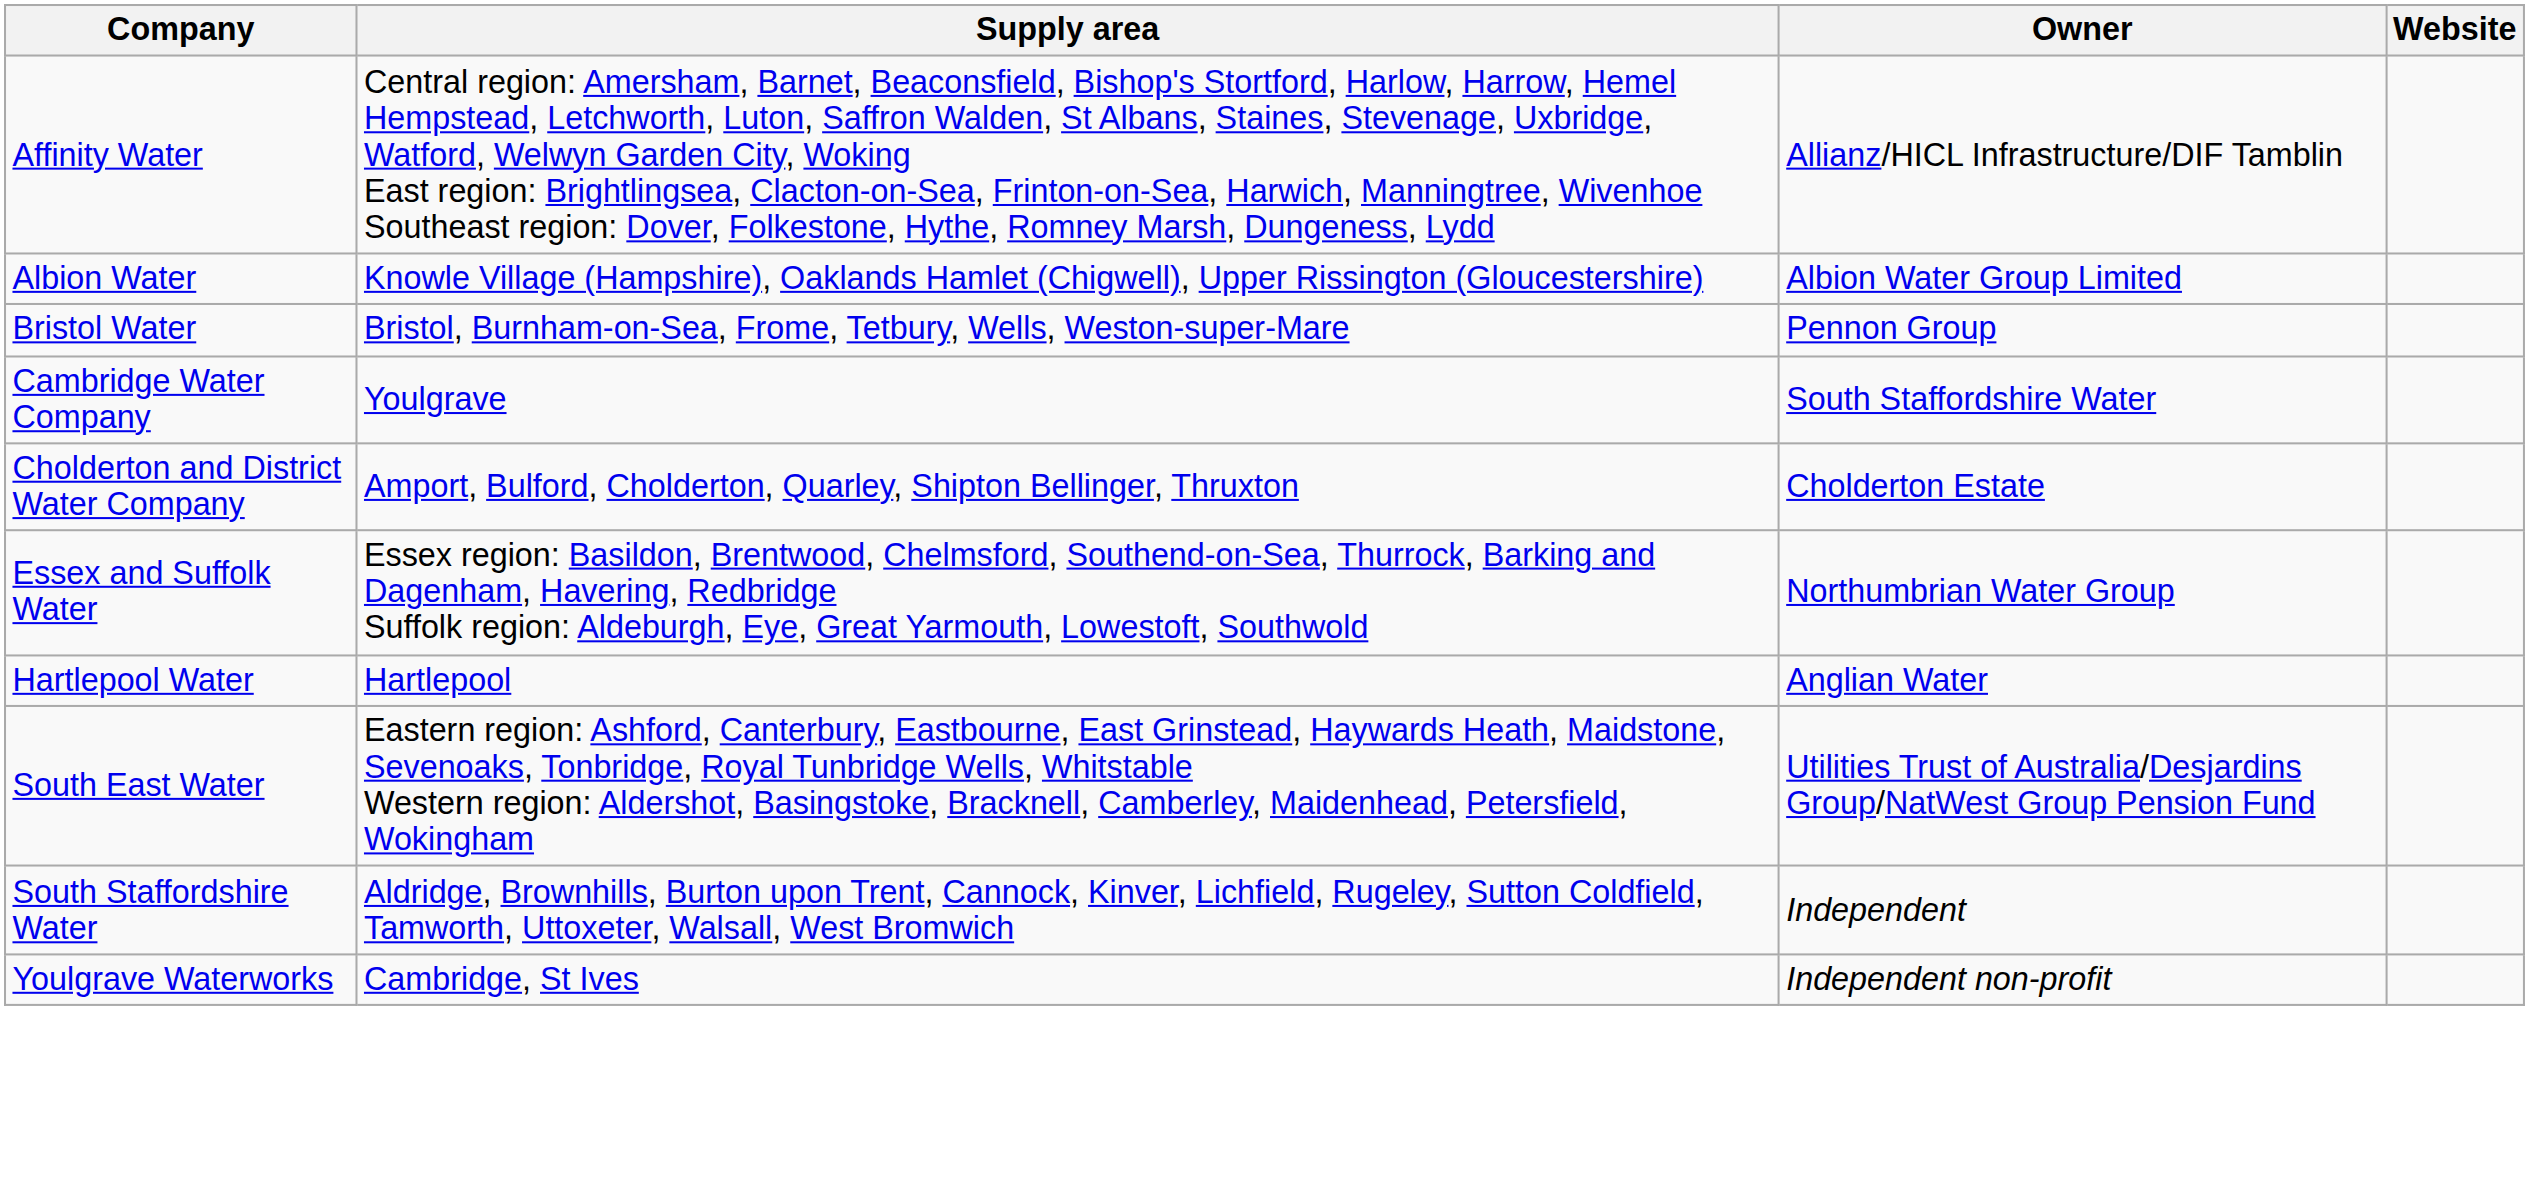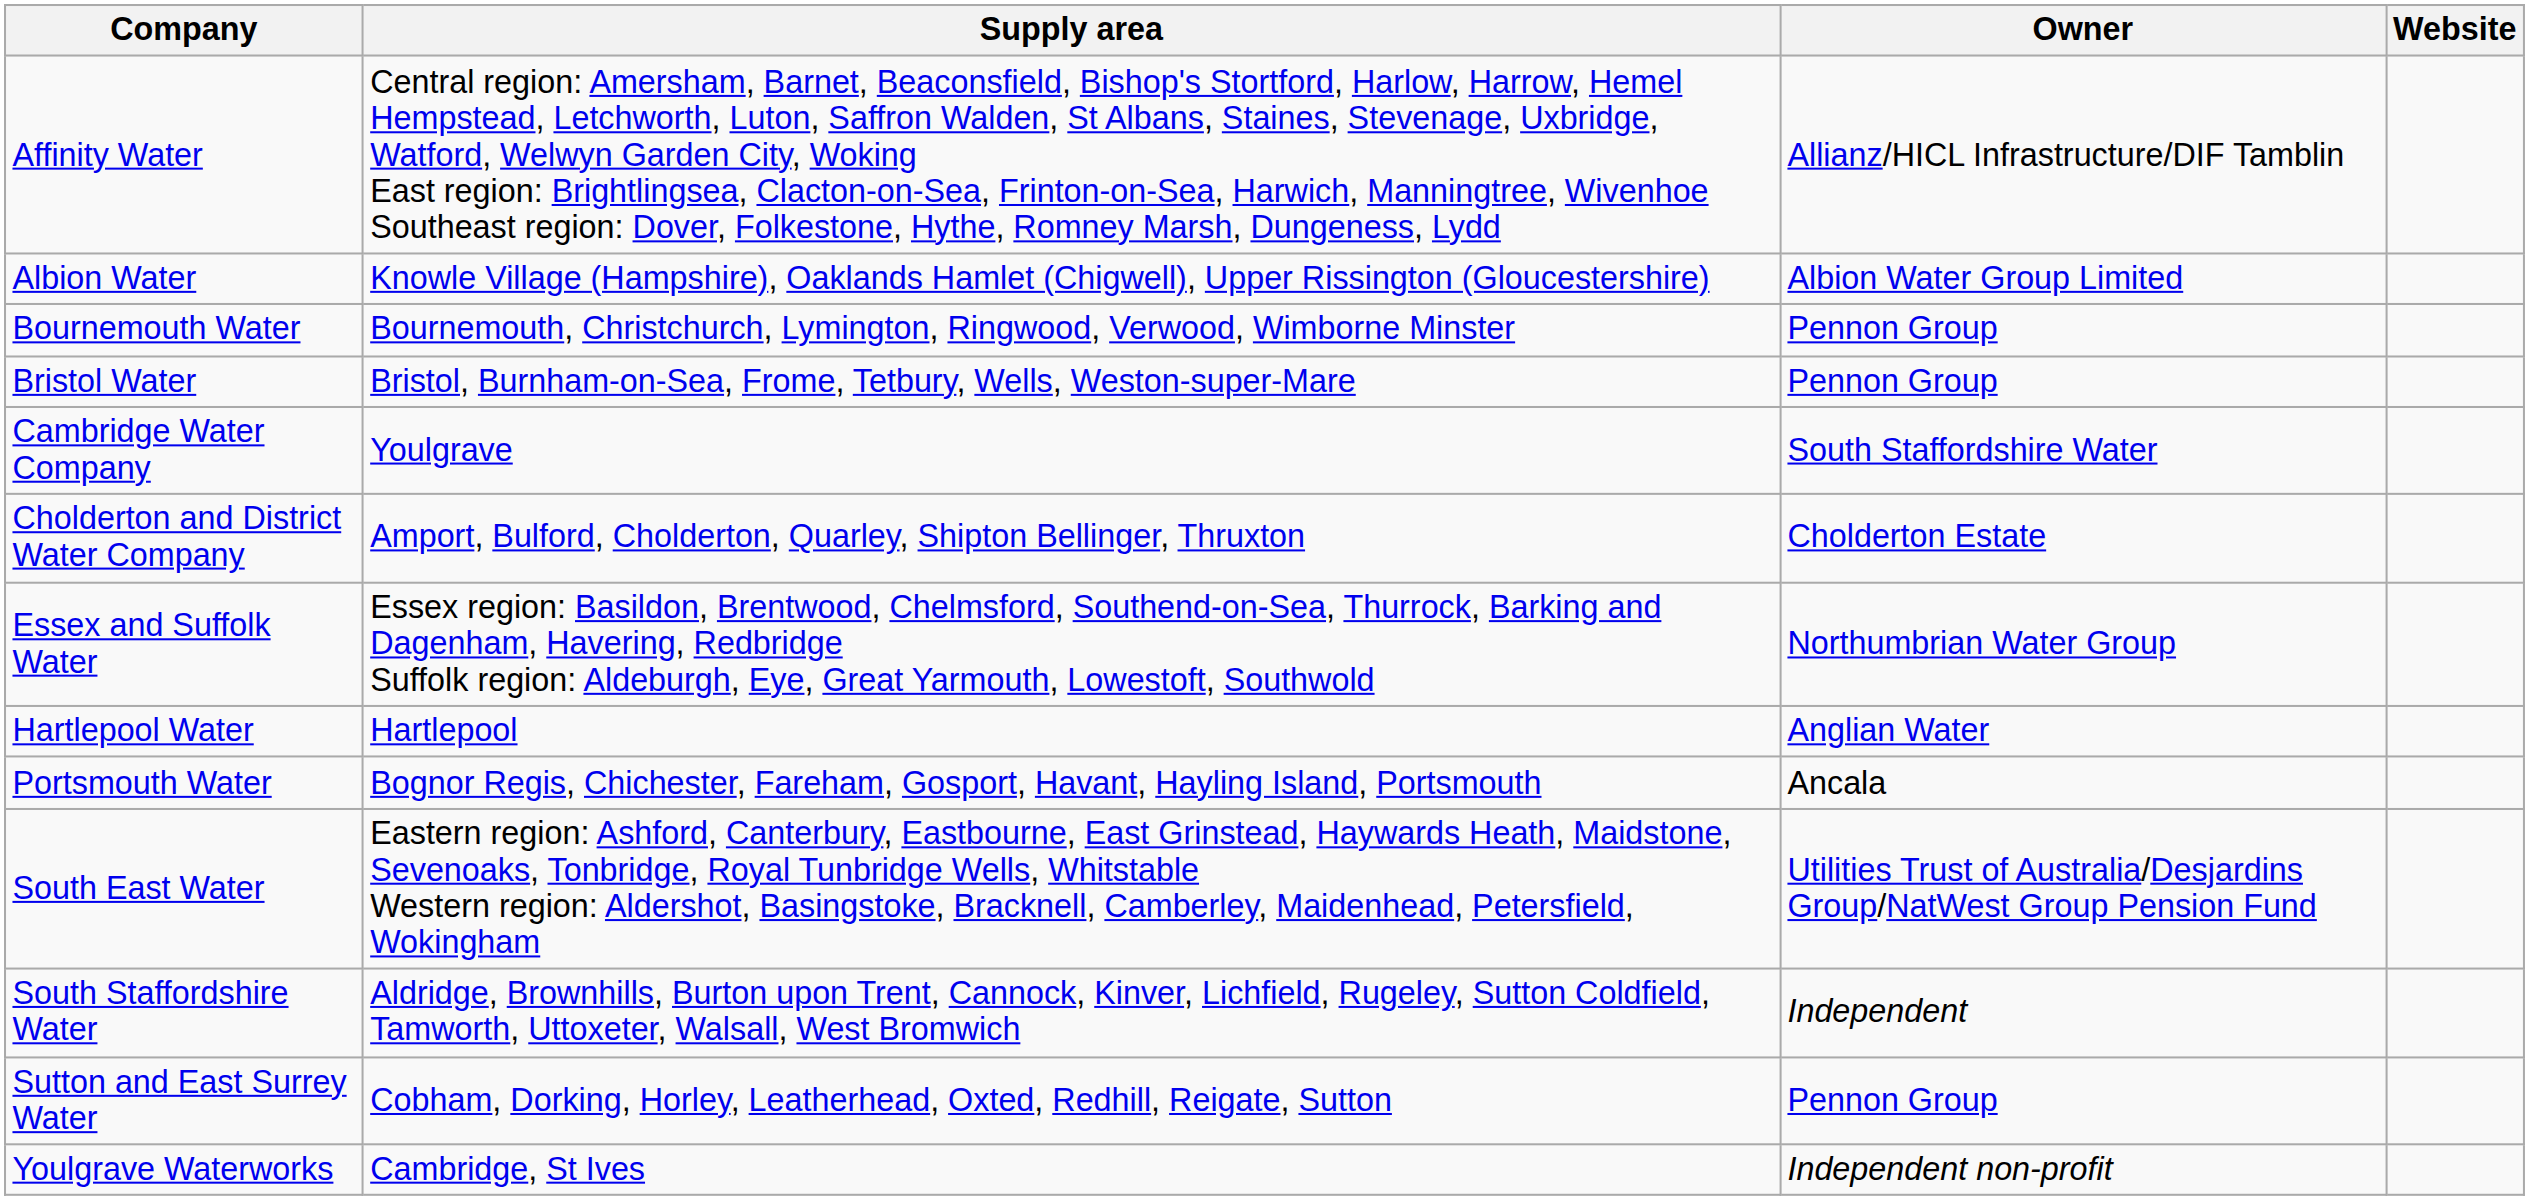+ row: (156, 329)
+ row: (142, 782)
+ row: (180, 1099)
